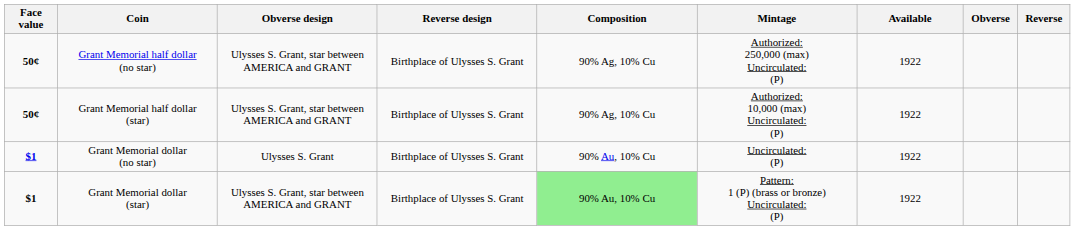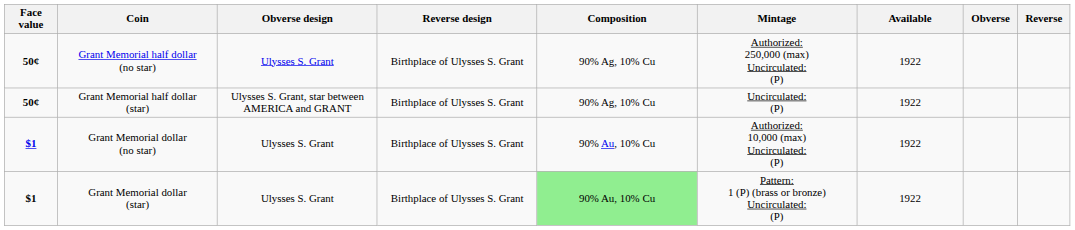(297, 60) Ulysses S. Grant, star between AMERICA and GRANT -> (297, 60) Ulysses S. Grant
(777, 114) Authorized: 10,000 (max) Uncirculated: (P) -> (777, 102) Uncirculated: (P)
(777, 156) Uncirculated: (P) -> (777, 144) Authorized: 10,000 (max) Uncirculated: (P)
(297, 198) Ulysses S. Grant, star between AMERICA and GRANT -> (297, 198) Ulysses S. Grant
